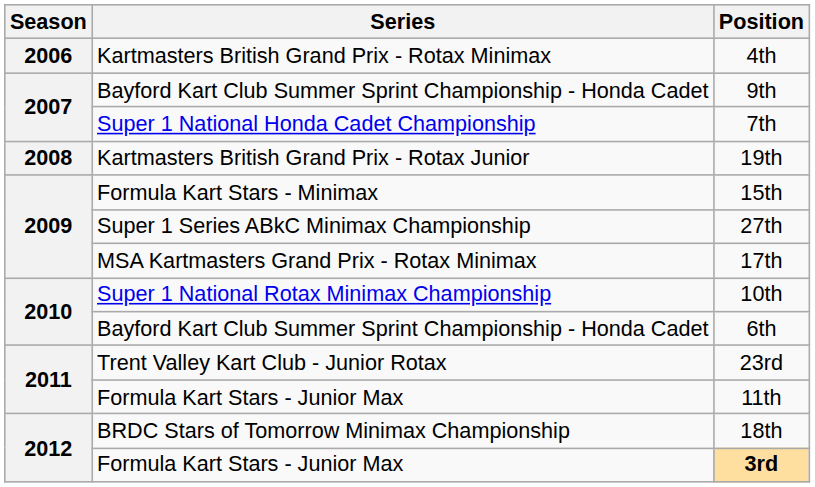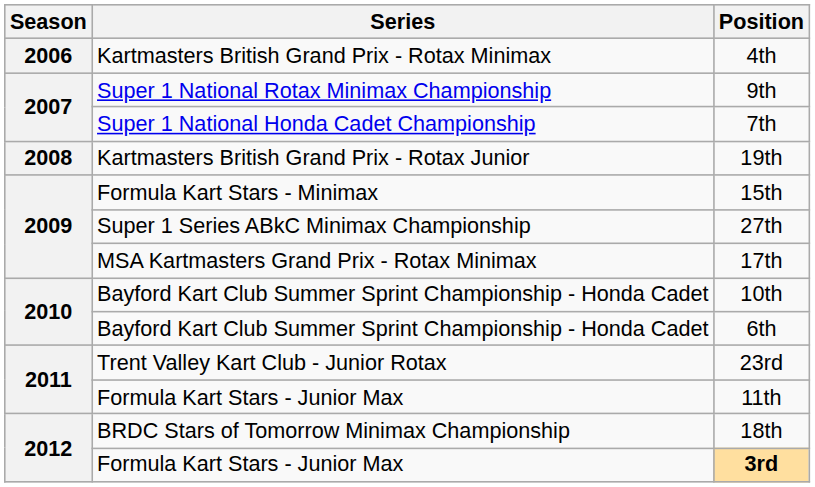(403, 90) Bayford Kart Club Summer Sprint Championship - Honda Cadet -> (324, 90) Super 1 National Rotax Minimax Championship
(324, 294) Super 1 National Rotax Minimax Championship -> (403, 294) Bayford Kart Club Summer Sprint Championship - Honda Cadet
